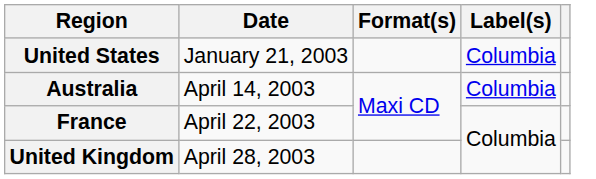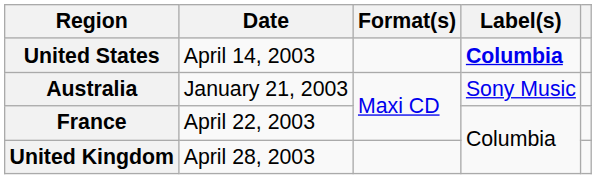(266, 55) January 21, 2003 -> (249, 55) April 14, 2003
(511, 55) normal -> (514, 55) bold
(249, 88) April 14, 2003 -> (266, 88) January 21, 2003
(511, 88) Columbia -> (521, 88) Sony Music
